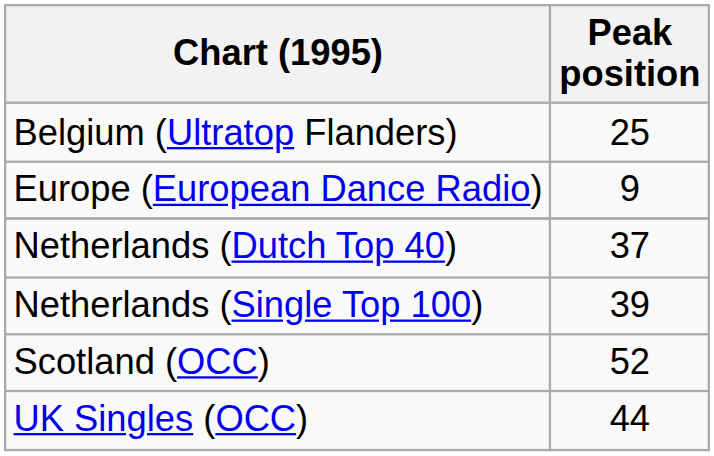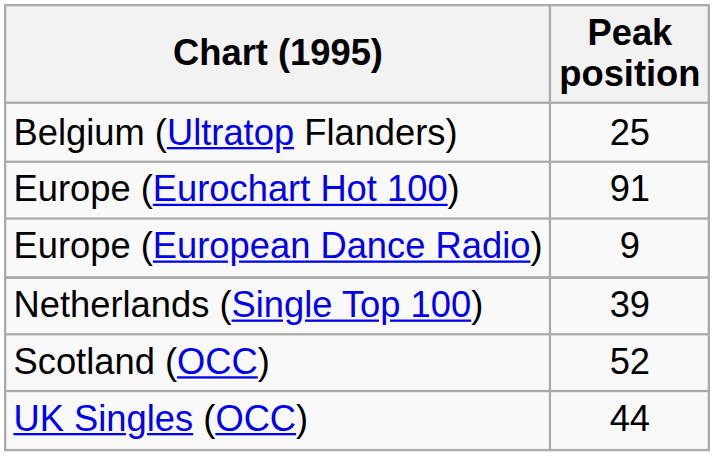+ row: (237, 189)
- row: (235, 246)
